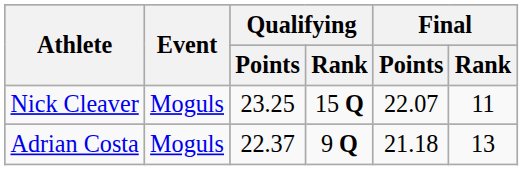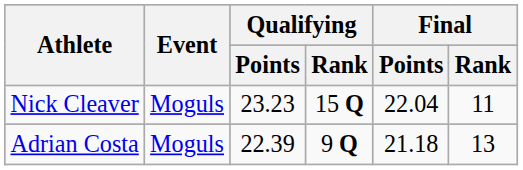(268, 104) 23.25 -> (268, 104) 23.23
(411, 104) 22.07 -> (411, 104) 22.04
(268, 144) 22.37 -> (268, 144) 22.39
